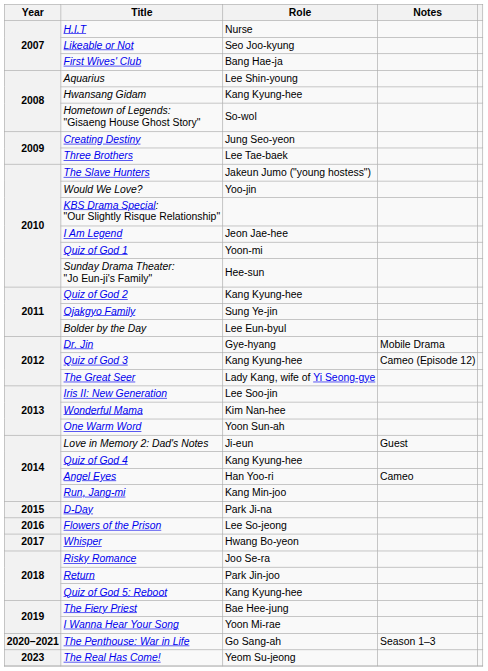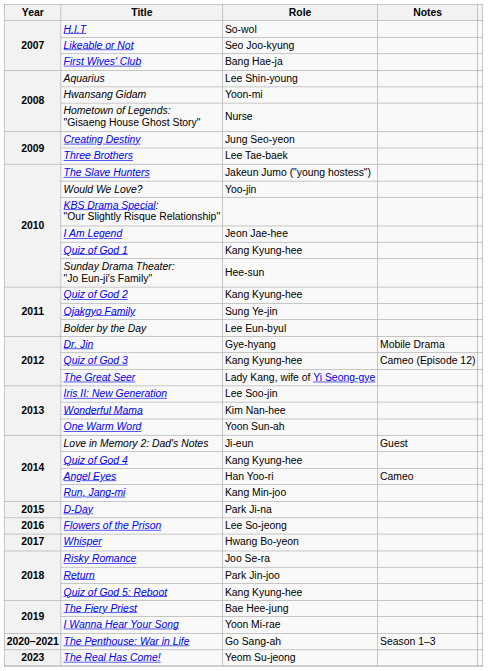(239, 29) Nurse -> (241, 29) So-wol
(264, 95) Kang Kyung-hee -> (244, 95) Yoon-mi
(241, 117) So-wol -> (239, 117) Nurse
(244, 250) Yoon-mi -> (264, 250) Kang Kyung-hee
